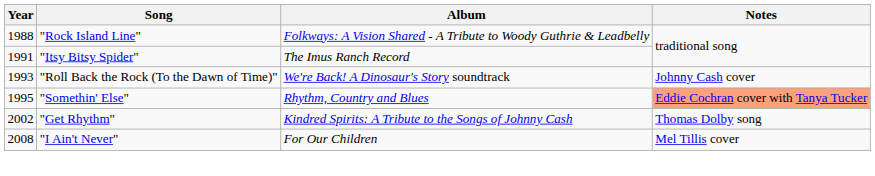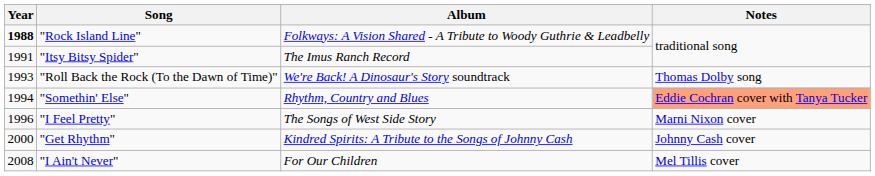(21, 35) normal -> (21, 35) bold
(705, 77) Johnny Cash cover -> (708, 77) Thomas Dolby song
(21, 98) 1995 -> (21, 98) 1994
+ row: (78, 118)
(21, 118) 2002 -> (21, 139) 2000
(708, 118) Thomas Dolby song -> (705, 139) Johnny Cash cover
